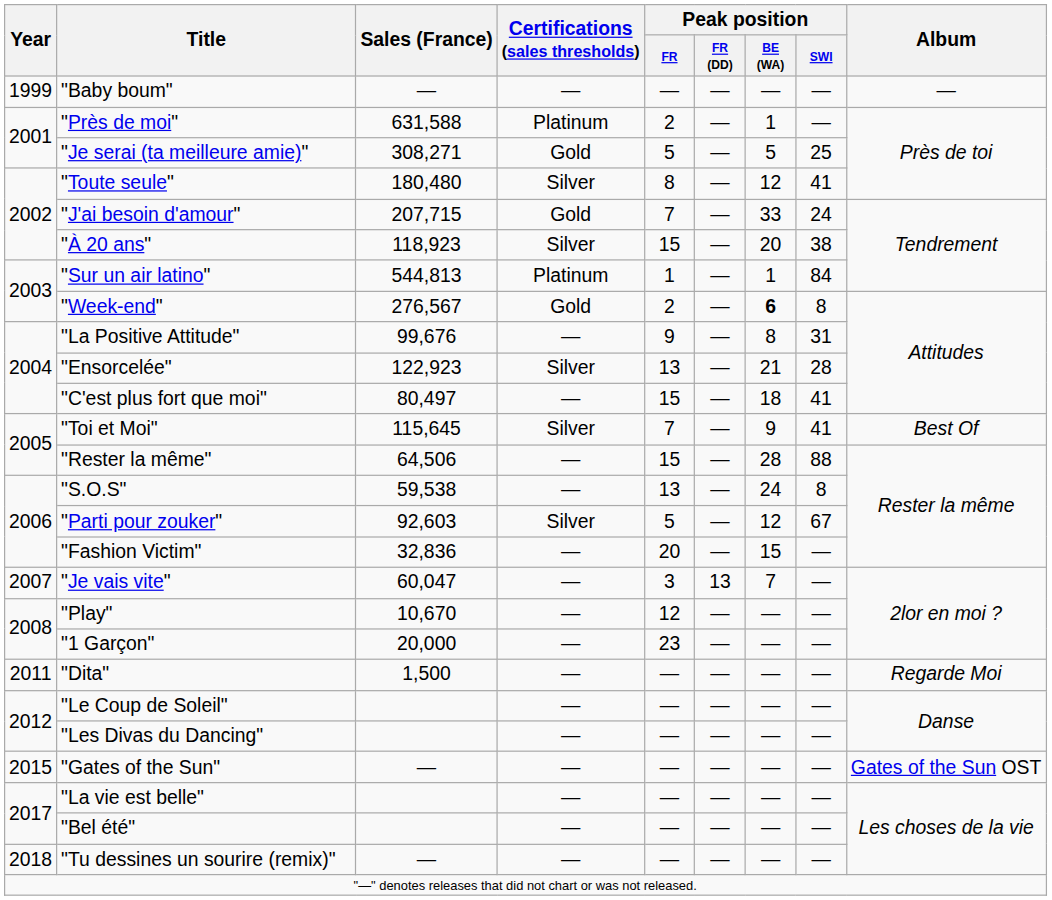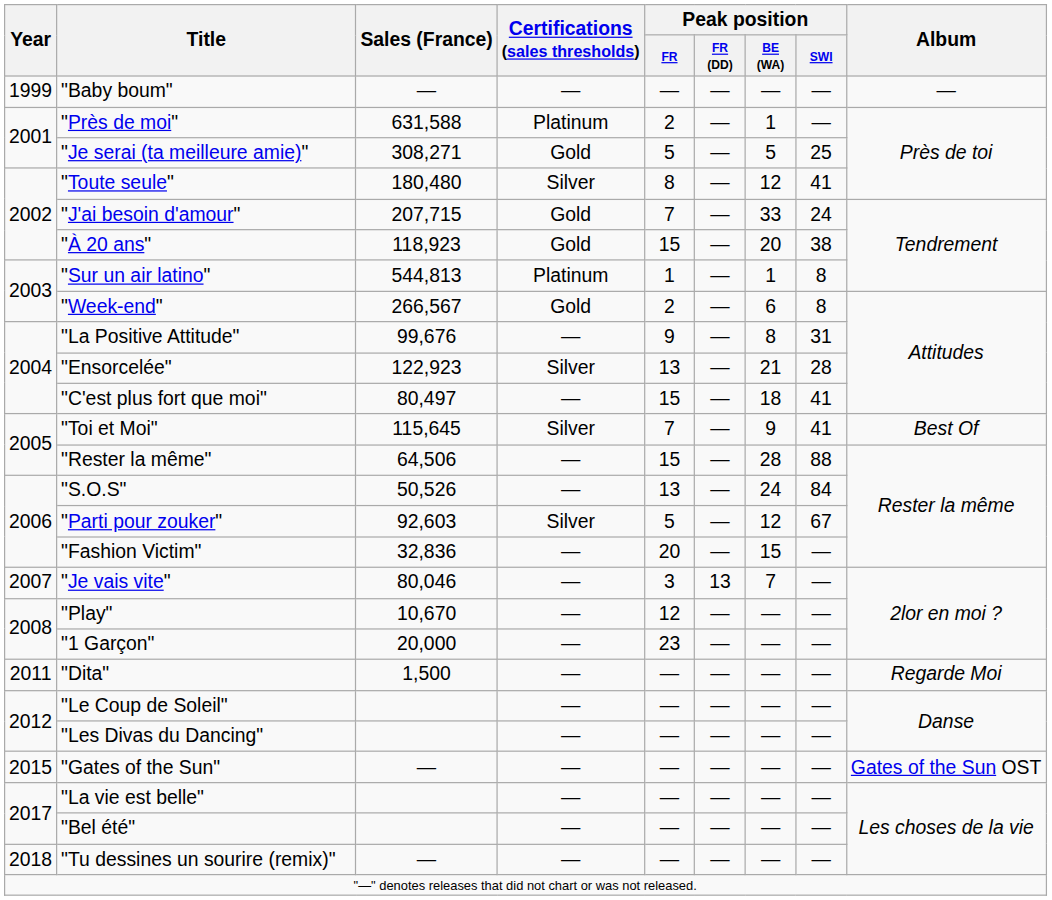(571, 244) Silver -> (571, 244) Gold
(821, 275) 84 -> (821, 275) 8
(427, 306) 276,567 -> (427, 306) 266,567
(771, 306) bold -> (771, 306) normal
(427, 490) 59,538 -> (427, 490) 50,526
(821, 490) 8 -> (821, 490) 84
(427, 582) 60,047 -> (427, 582) 80,046
